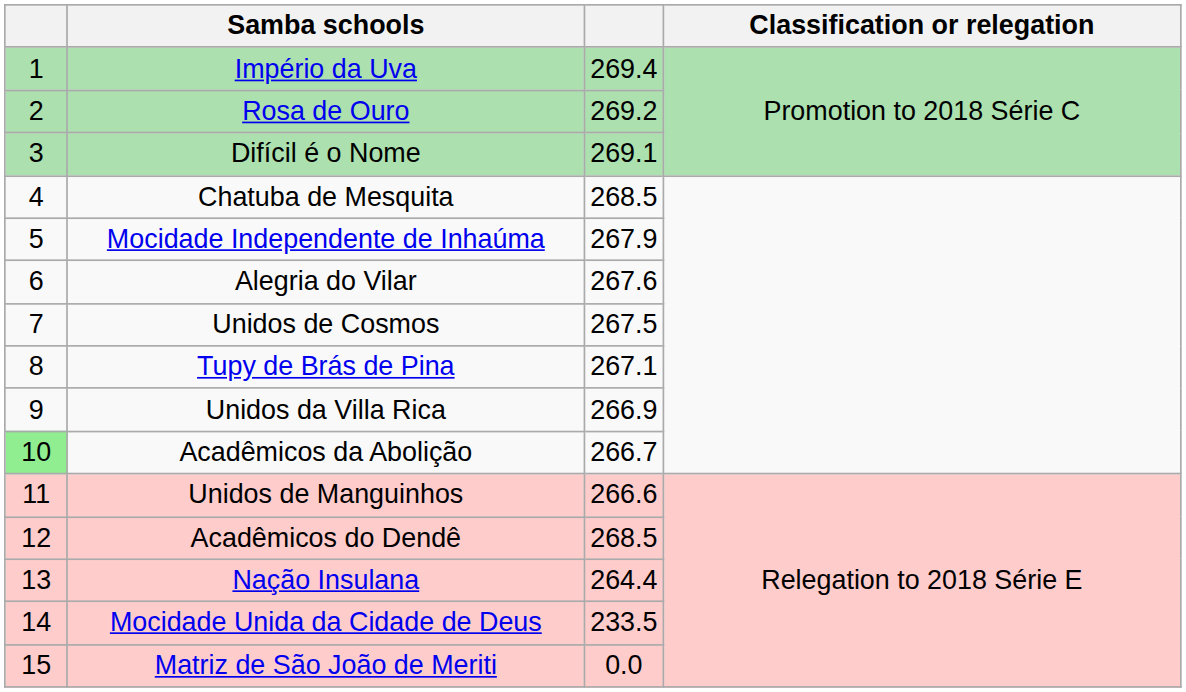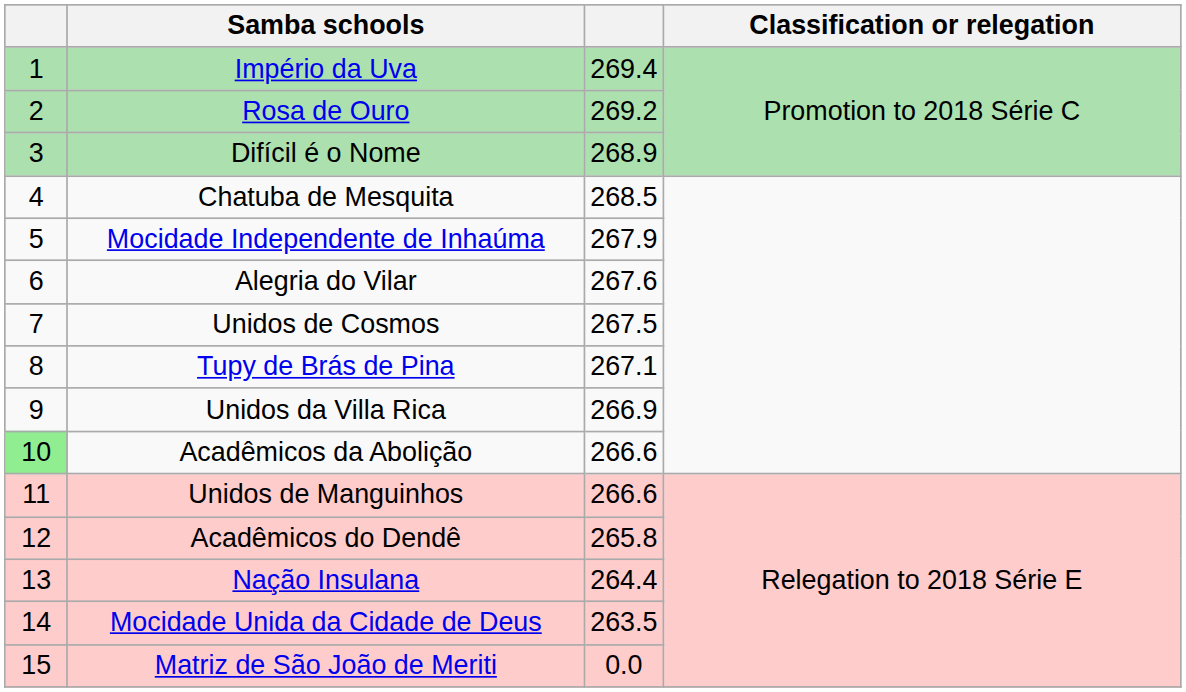(624, 153) 269.1 -> (624, 153) 268.9
(624, 452) 266.7 -> (624, 452) 266.6
(624, 537) 268.5 -> (624, 537) 265.8
(624, 622) 233.5 -> (624, 622) 263.5
